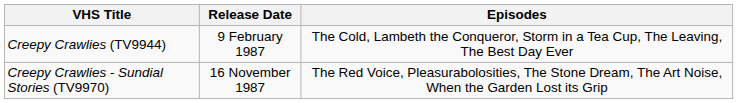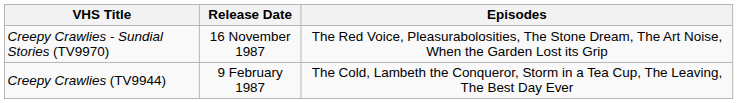rows swapped: (87, 44) <-> (85, 80)
